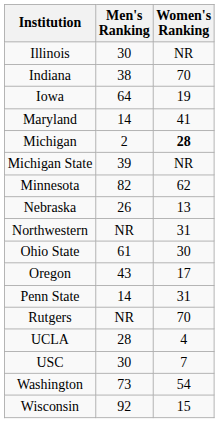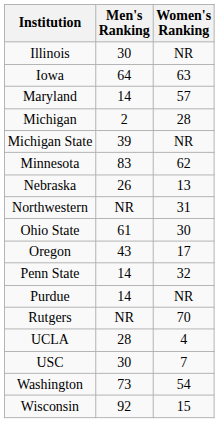- row: (50, 75)
(184, 97) 19 -> (184, 75) 63
(184, 119) 41 -> (184, 97) 57
(184, 141) bold -> (184, 119) normal
(124, 185) 82 -> (124, 163) 83
(184, 296) 31 -> (184, 274) 32
+ row: (50, 296)
